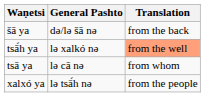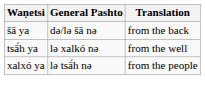(158, 48) lightsalmon background -> (158, 48) no background
- row: (20, 65)
